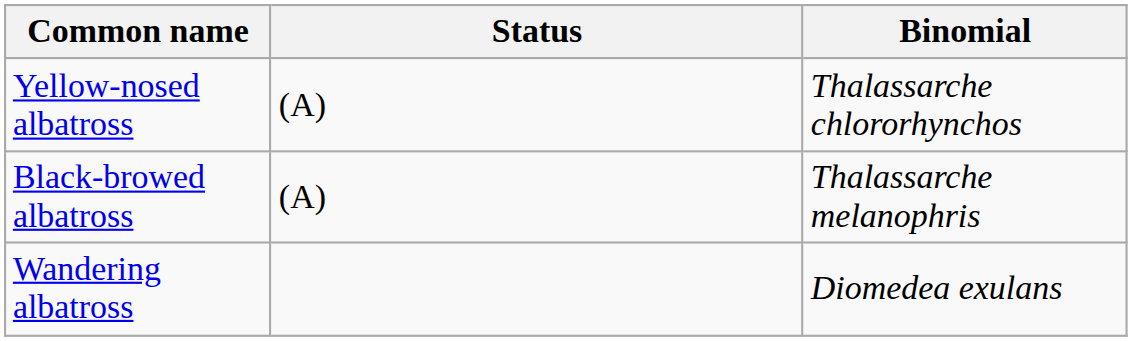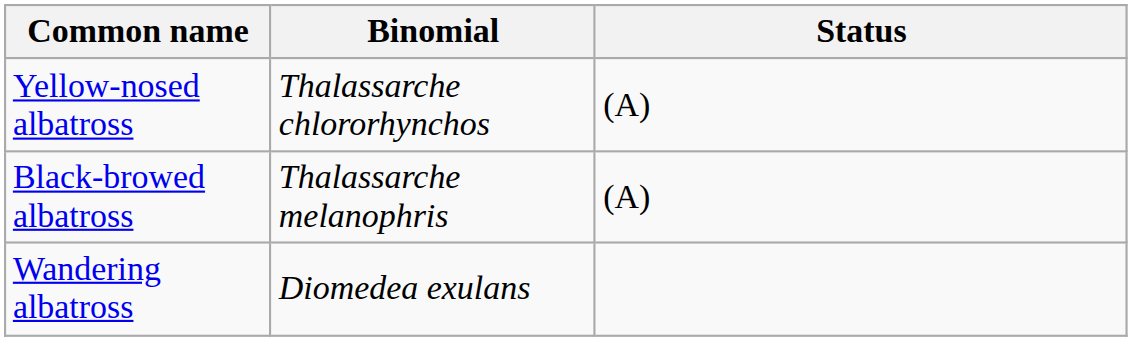columns swapped: (965, 31) <-> (537, 31)
